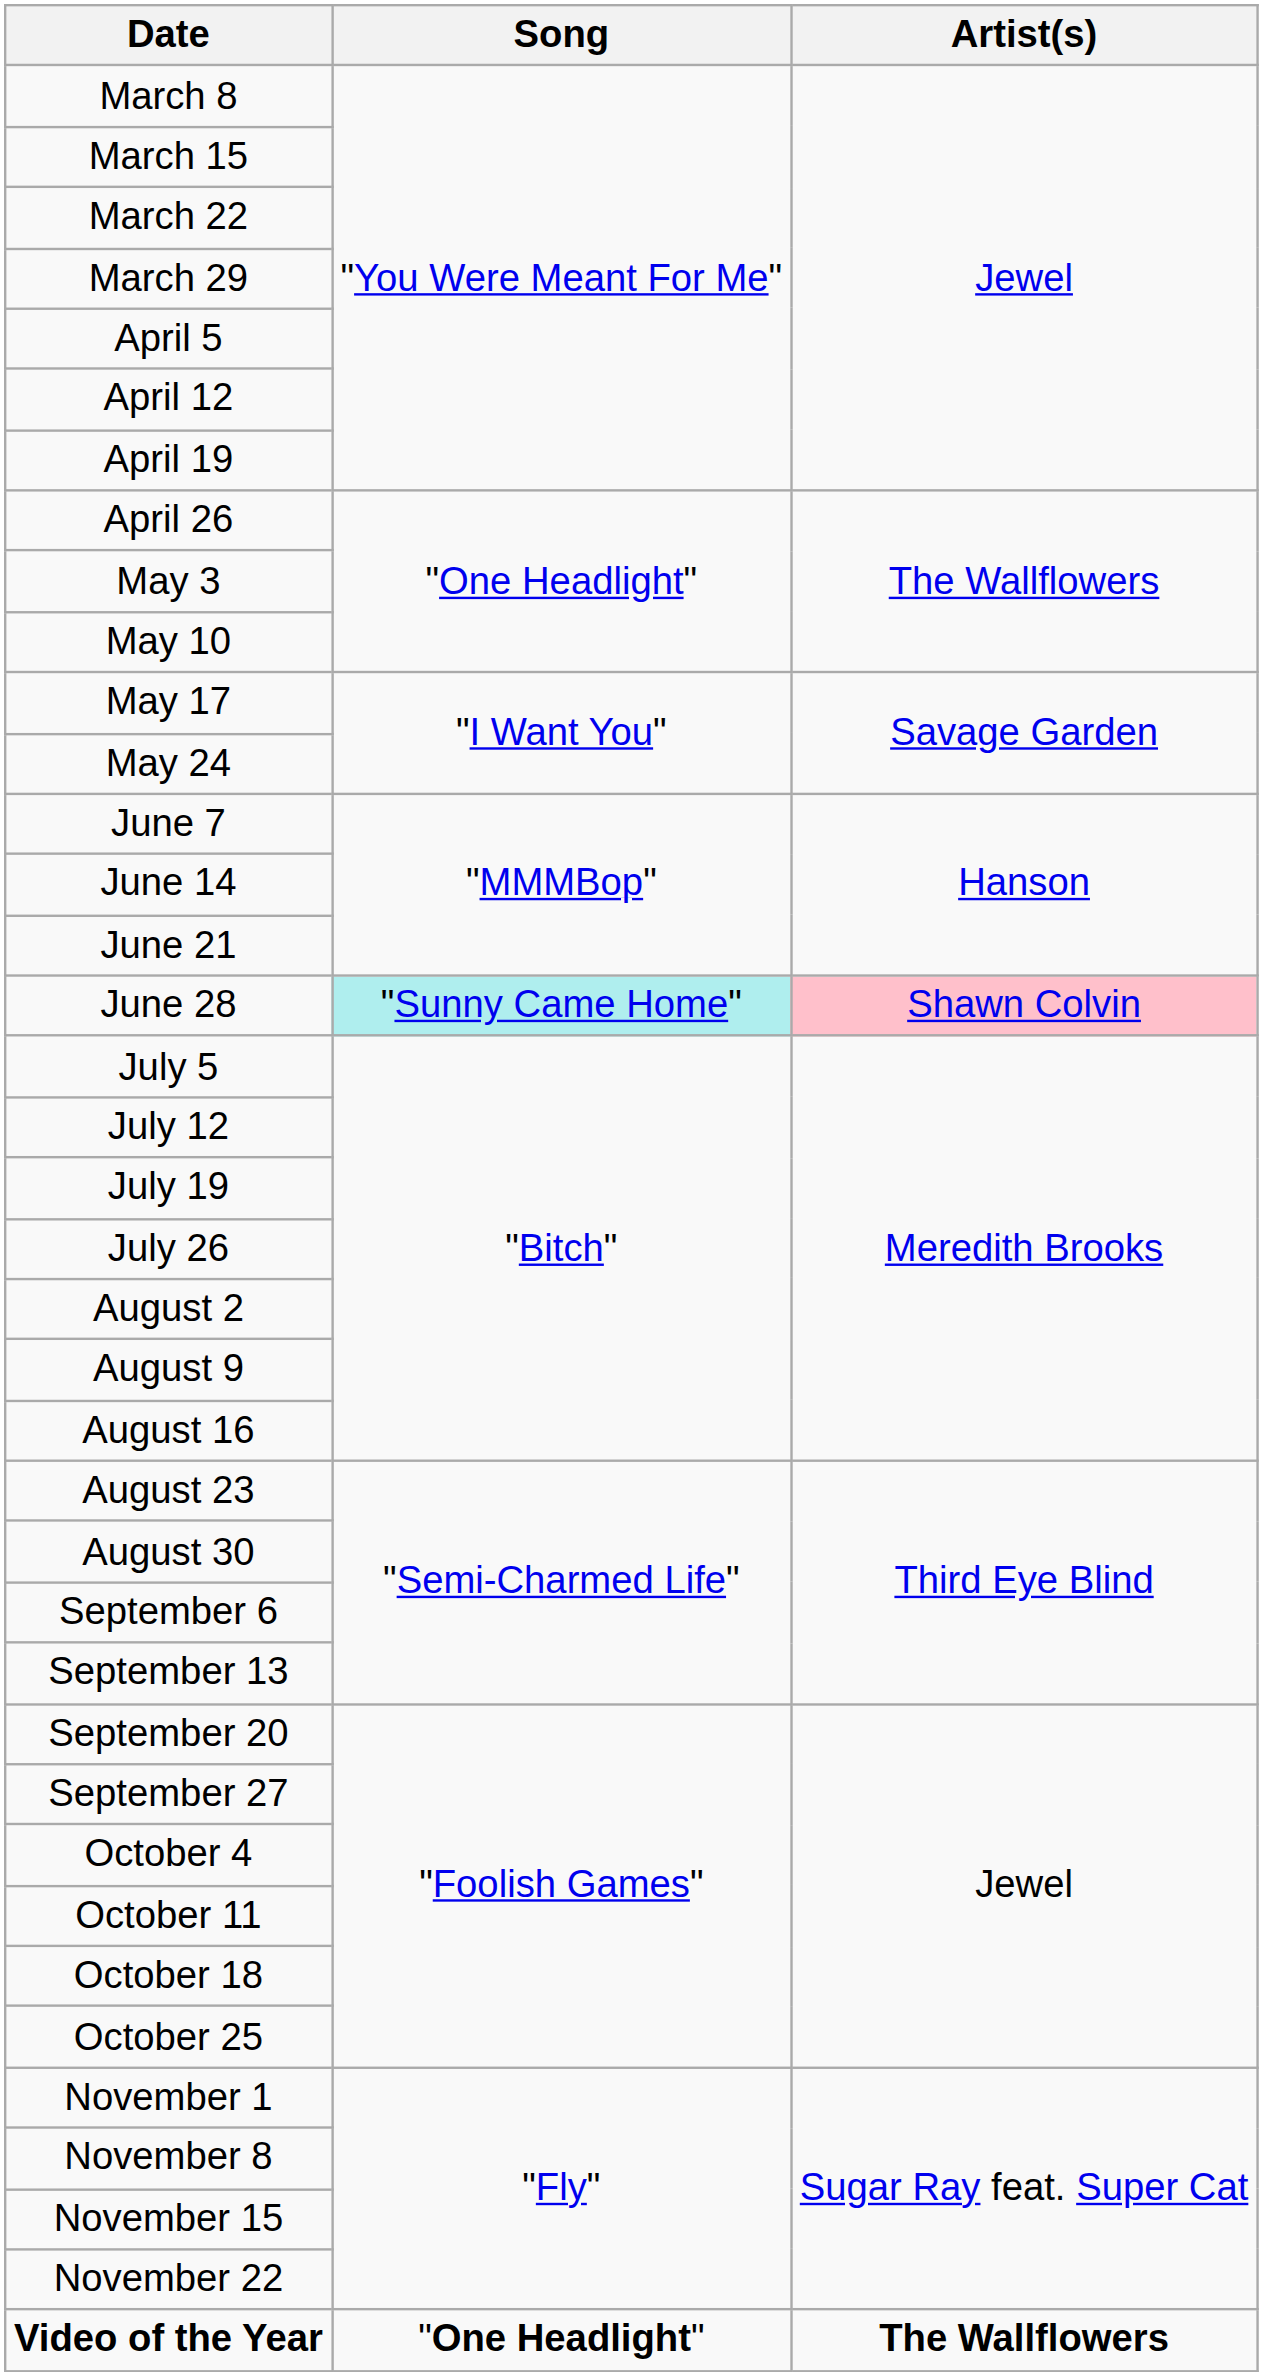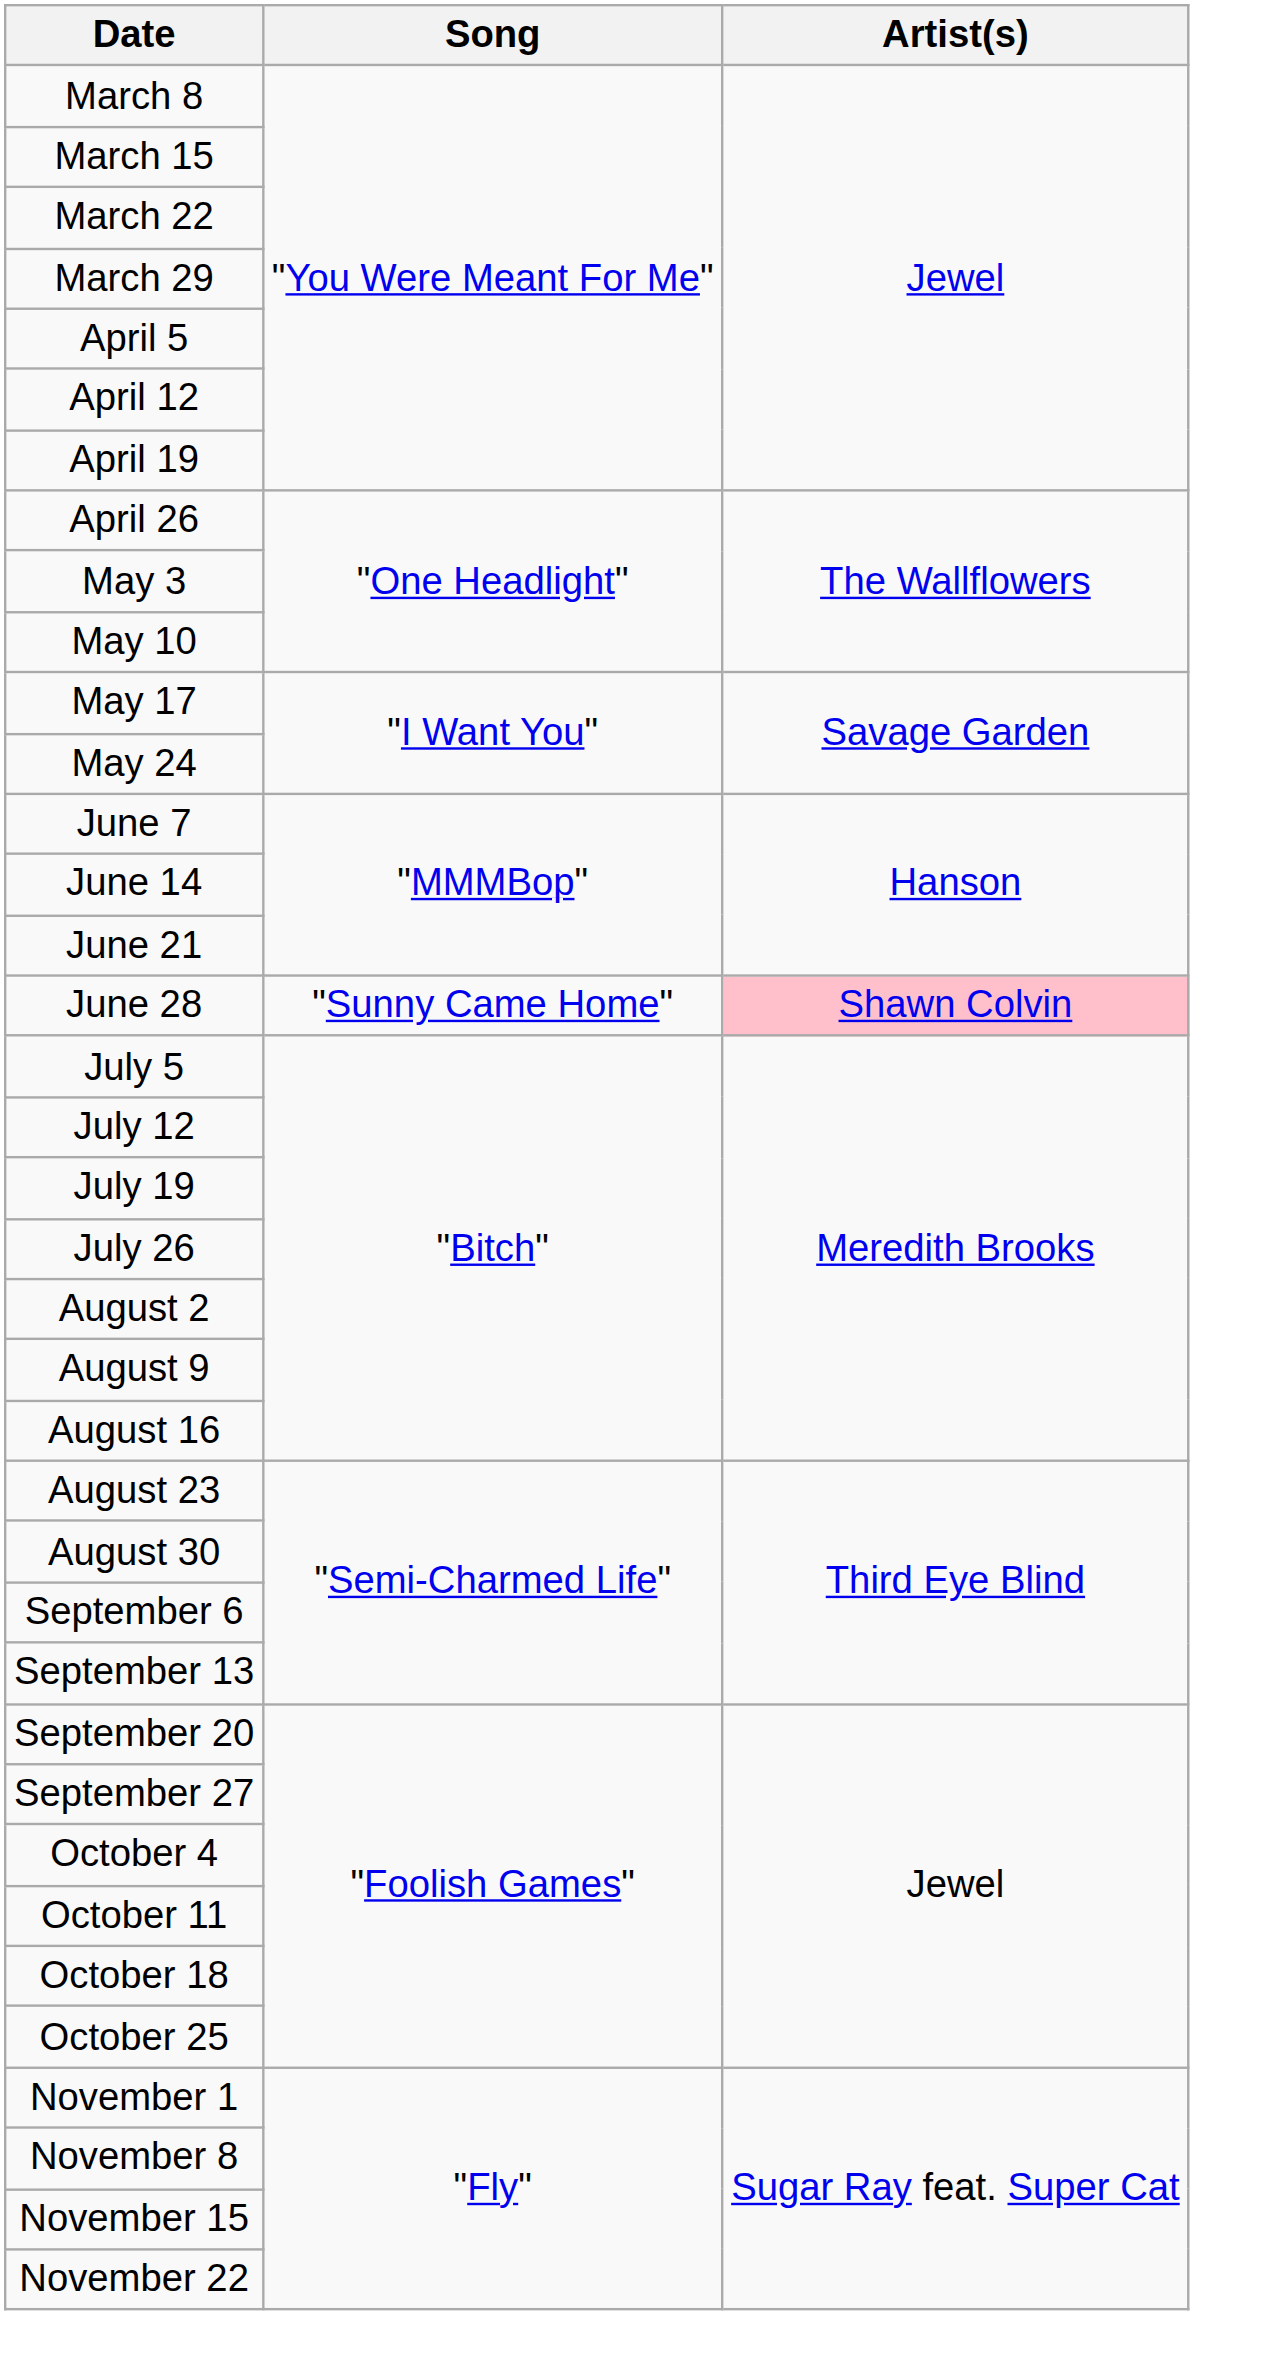(561, 1005) paleturquoise background -> (493, 1005) no background
- row: (168, 2339)
